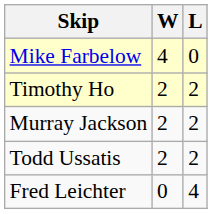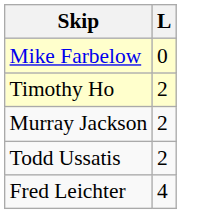- column: (168, 21)
